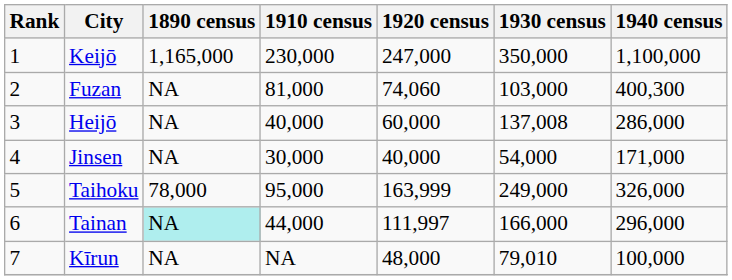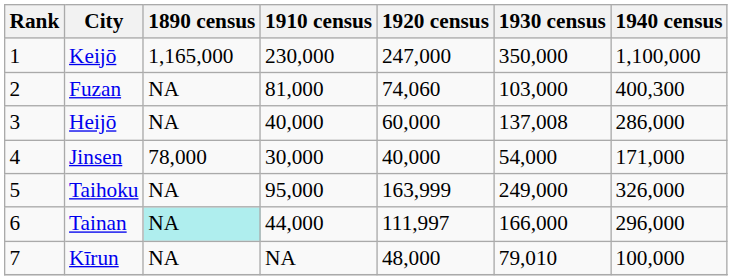(164, 156) NA -> (178, 156) 78,000
(178, 190) 78,000 -> (164, 190) NA
